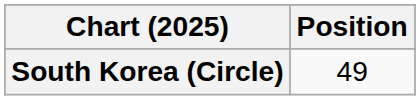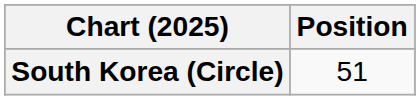(352, 71) 49 -> (352, 71) 51
